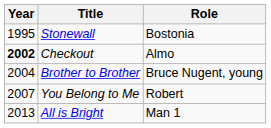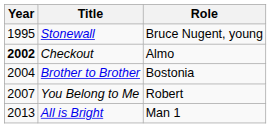(170, 34) Bostonia -> (204, 34) Bruce Nugent, young
(204, 73) Bruce Nugent, young -> (170, 73) Bostonia
